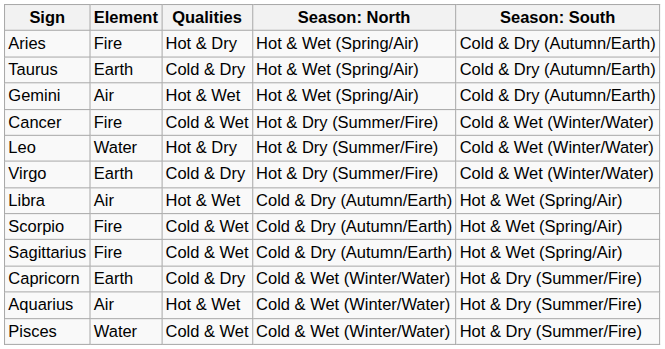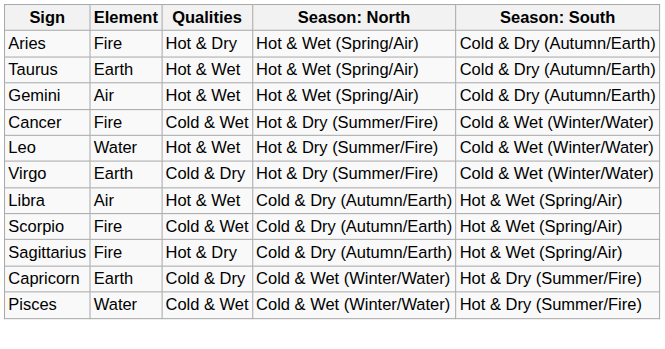(205, 69) Cold & Dry -> (203, 69) Hot & Wet
(201, 148) Hot & Dry -> (203, 148) Hot & Wet
(207, 252) Cold & Wet -> (201, 252) Hot & Dry
- row: (41, 305)
